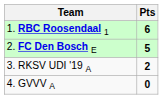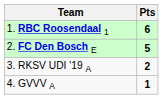(147, 84) 0 -> (147, 84) 1
